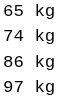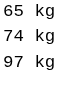- row: (29, 62)
